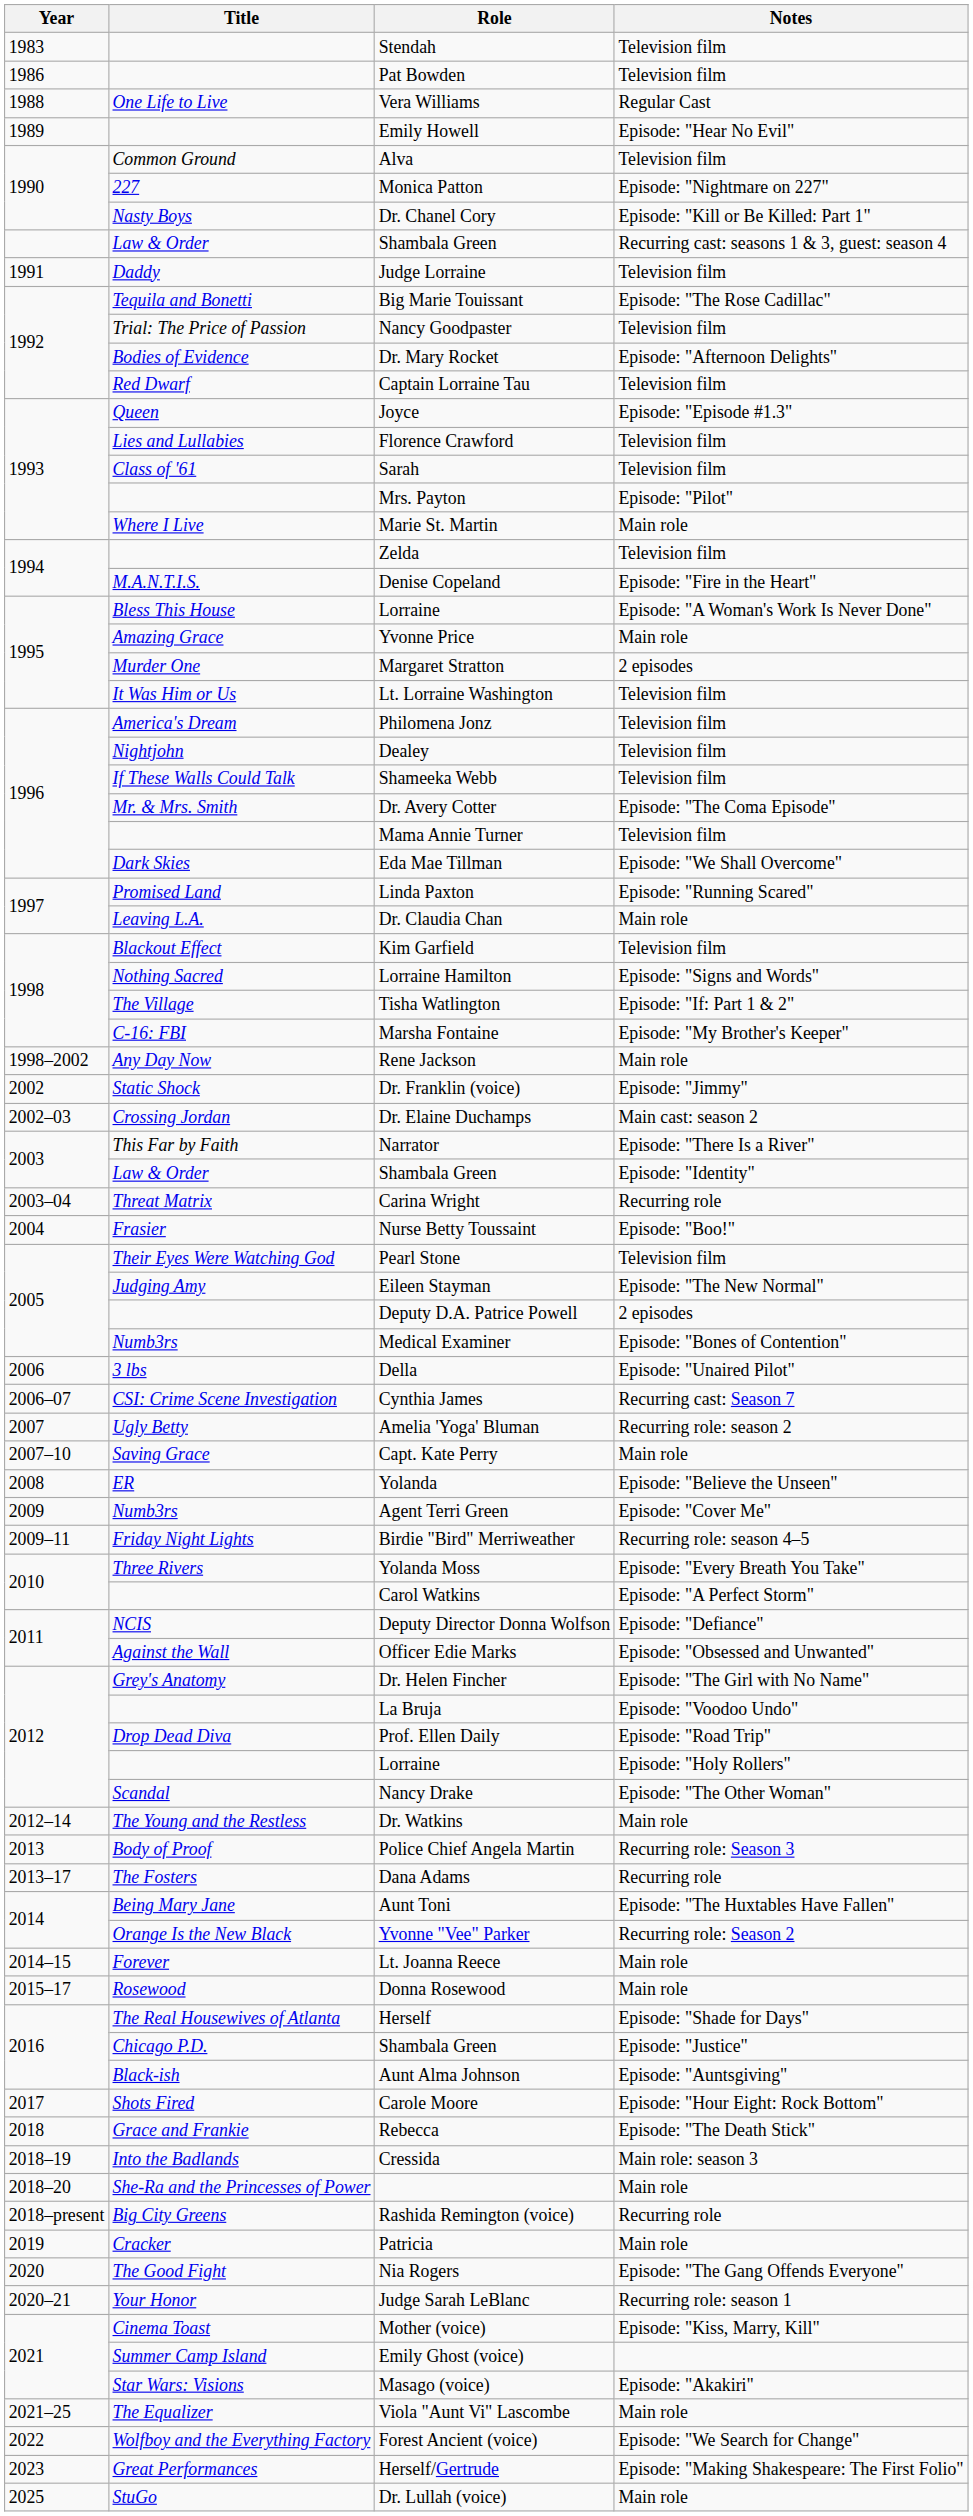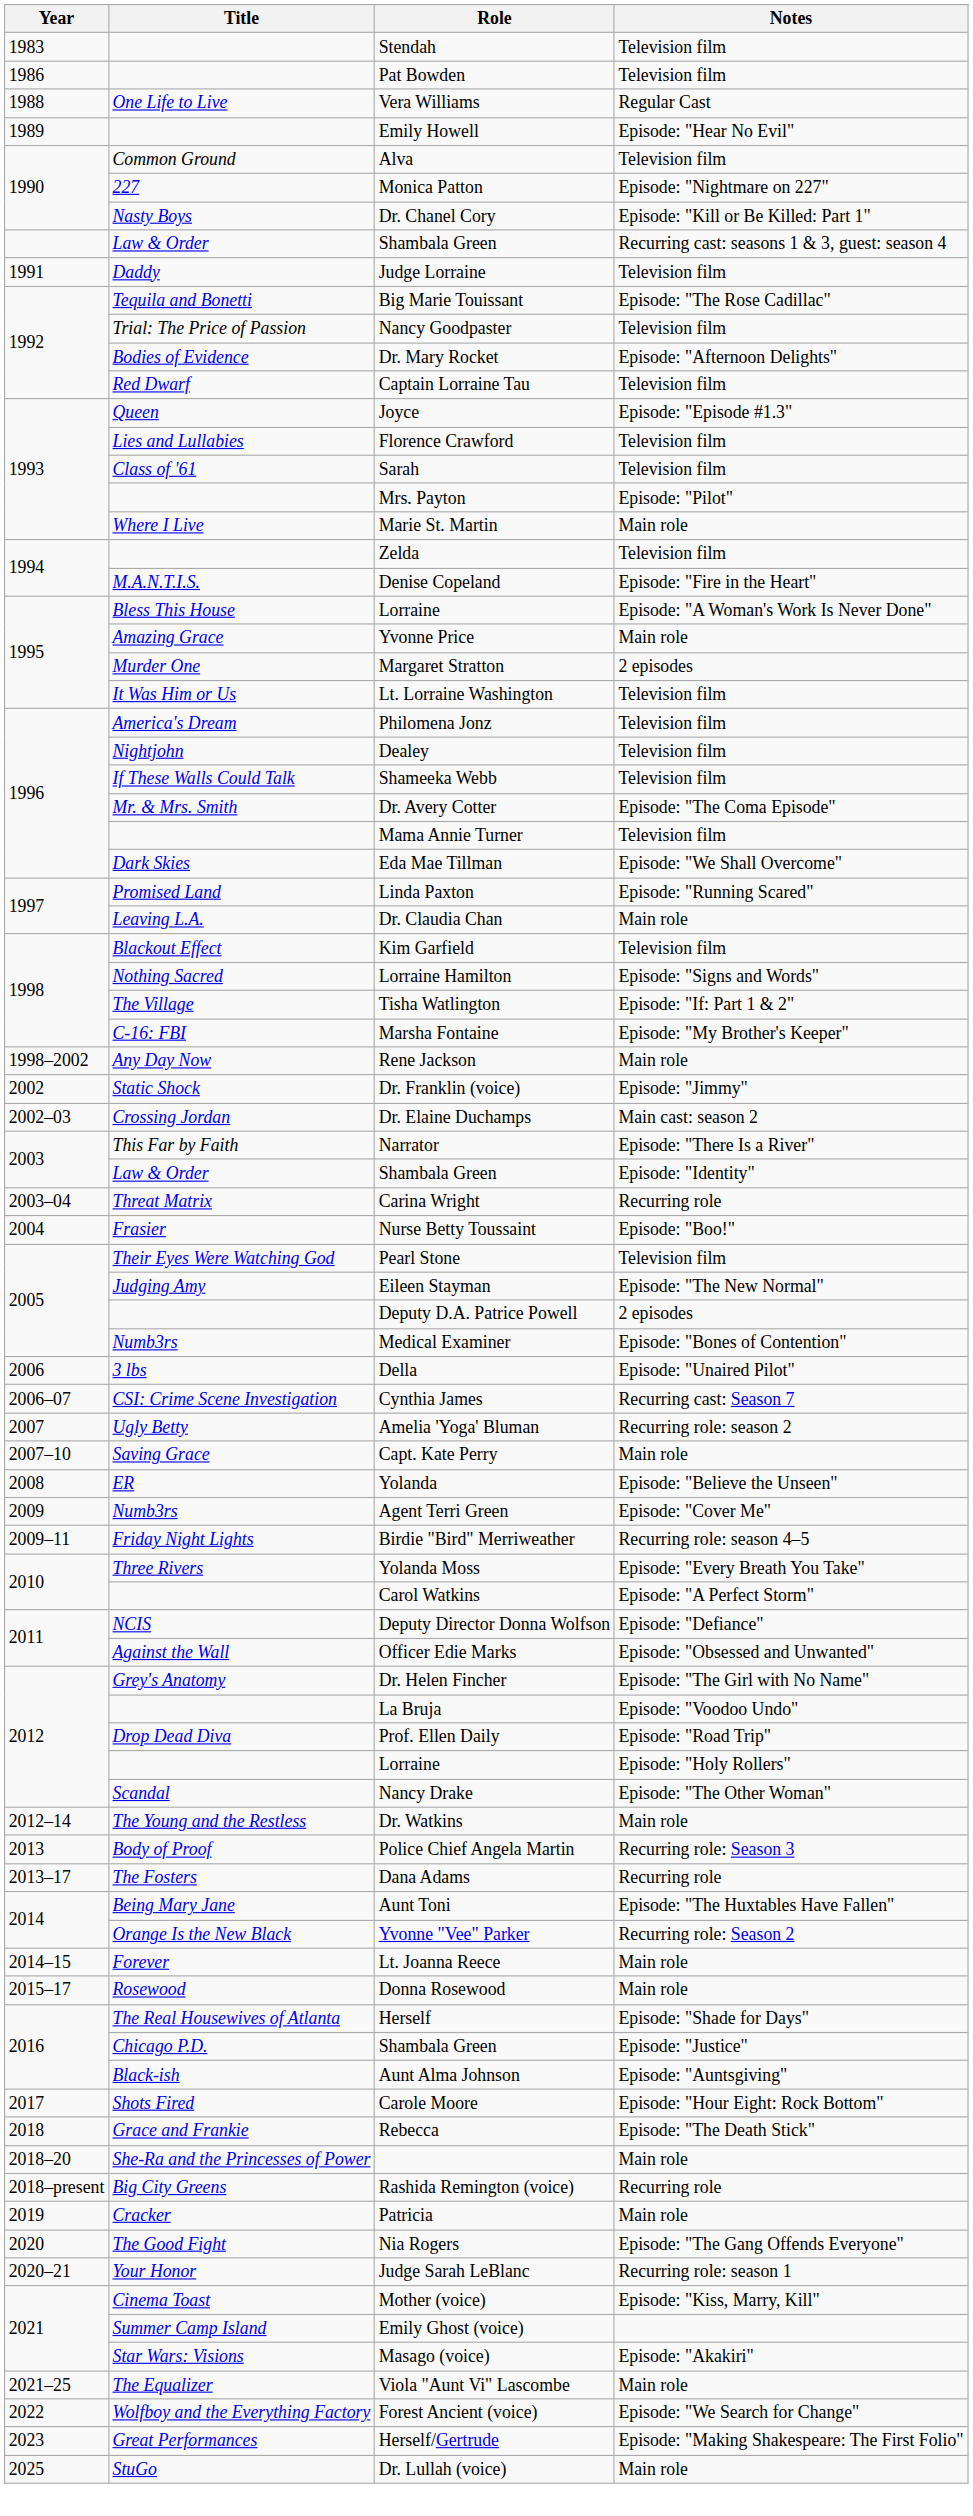- row: (409, 2159)
